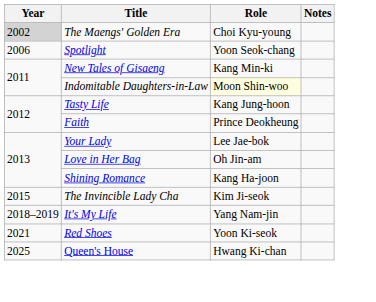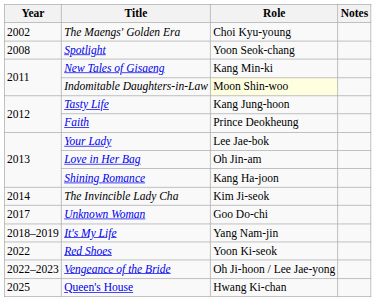(19, 31) lightgrey background -> (19, 31) no background
(19, 50) 2006 -> (19, 50) 2008
(19, 196) 2015 -> (19, 196) 2014
+ row: (105, 214)
(19, 232) 2021 -> (19, 251) 2022
+ row: (117, 269)
